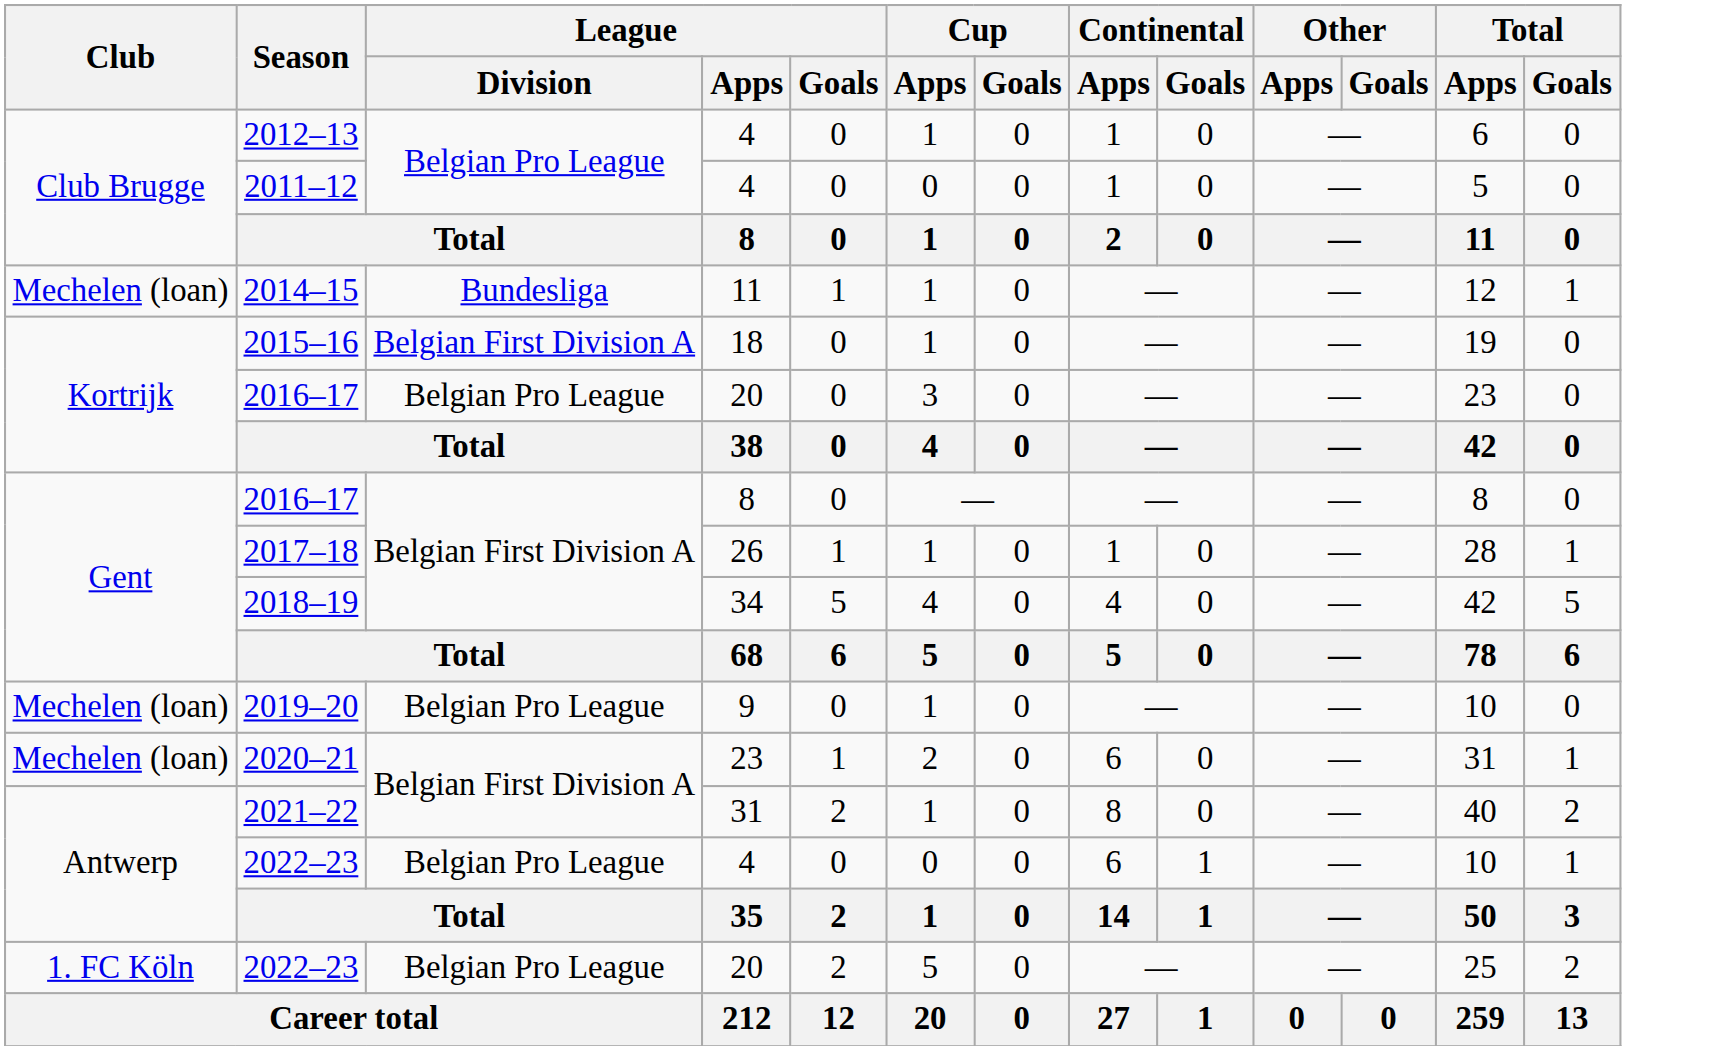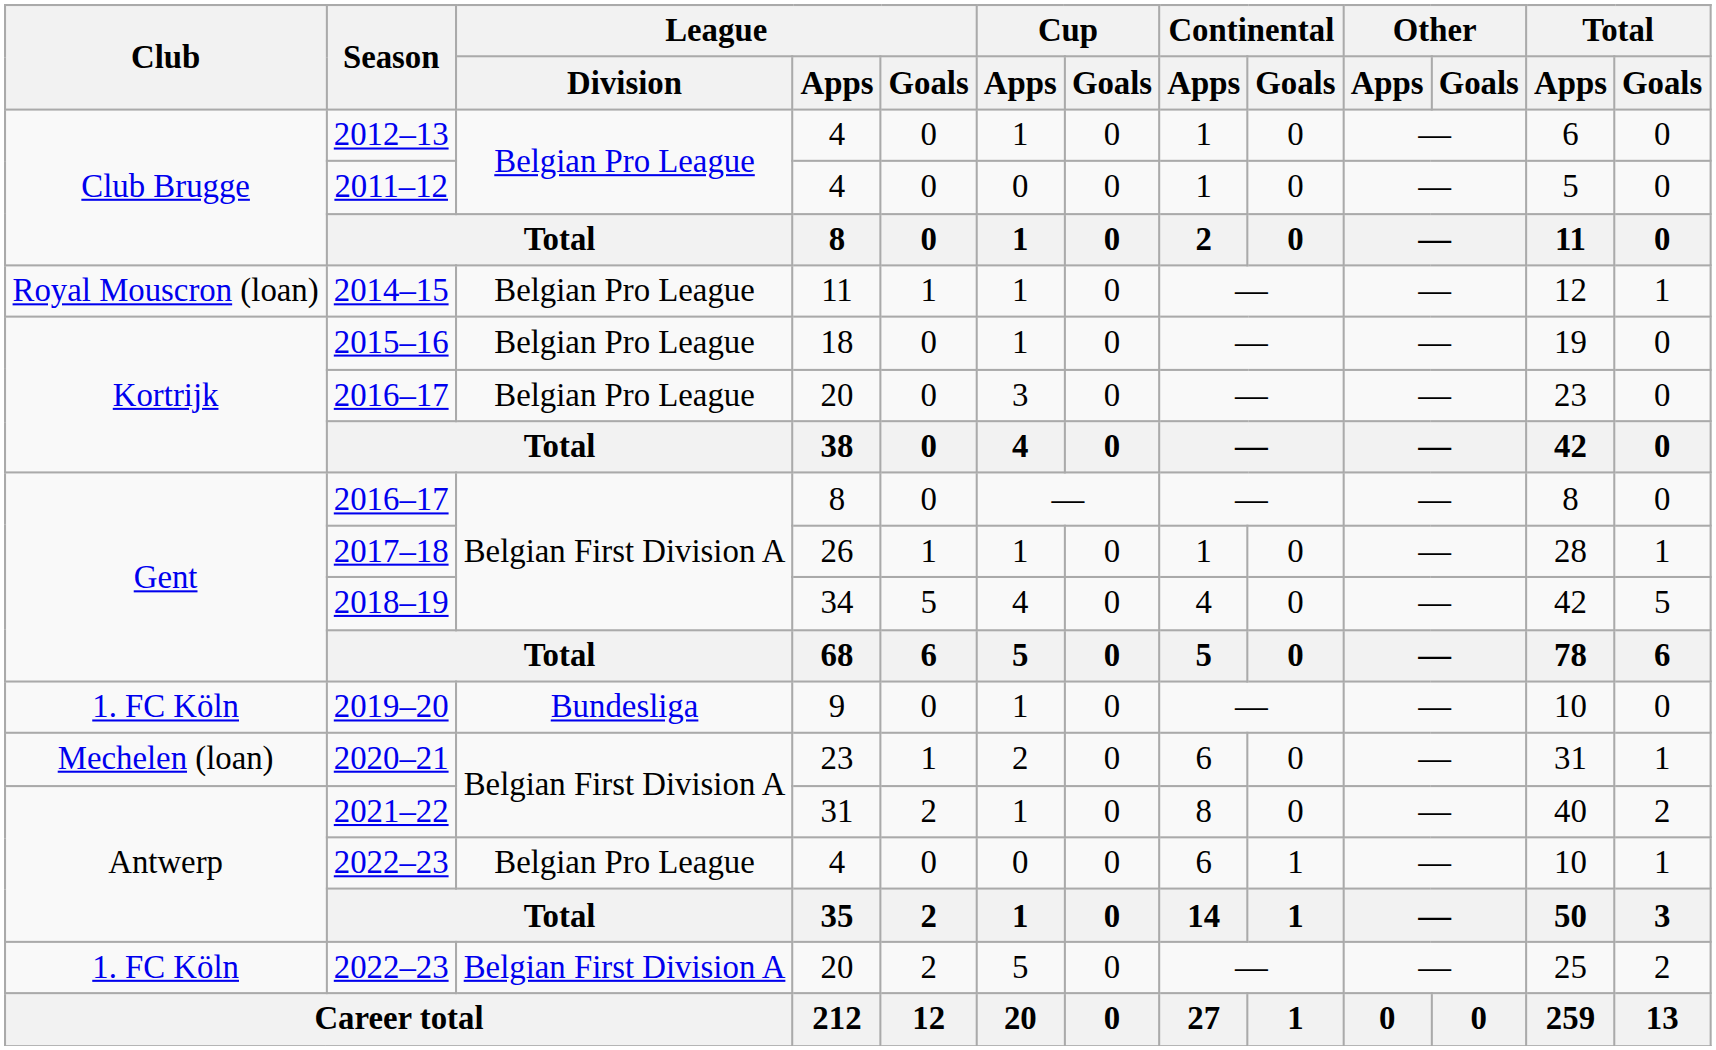(120, 290) Mechelen (loan) -> (166, 290) Royal Mouscron (loan)
(534, 290) Bundesliga -> (625, 290) Belgian Pro League
(534, 342) Belgian First Division A -> (625, 342) Belgian Pro League
(120, 706) Mechelen (loan) -> (166, 706) 1. FC Köln
(534, 706) Belgian Pro League -> (625, 706) Bundesliga
(534, 966) Belgian Pro League -> (625, 966) Belgian First Division A
